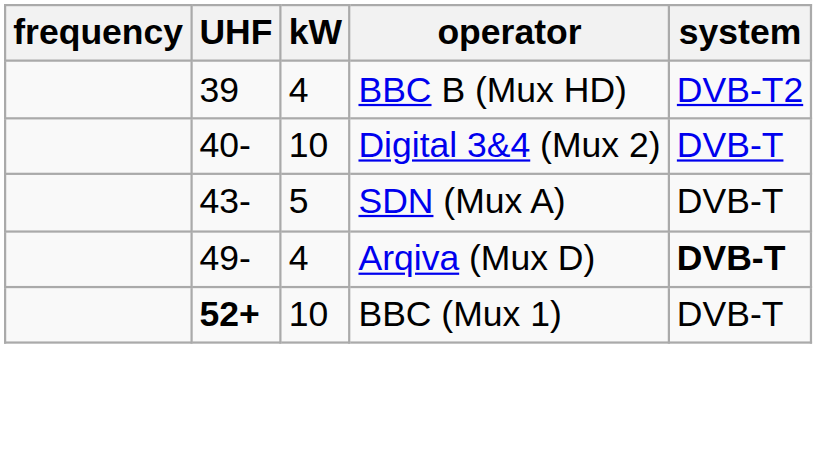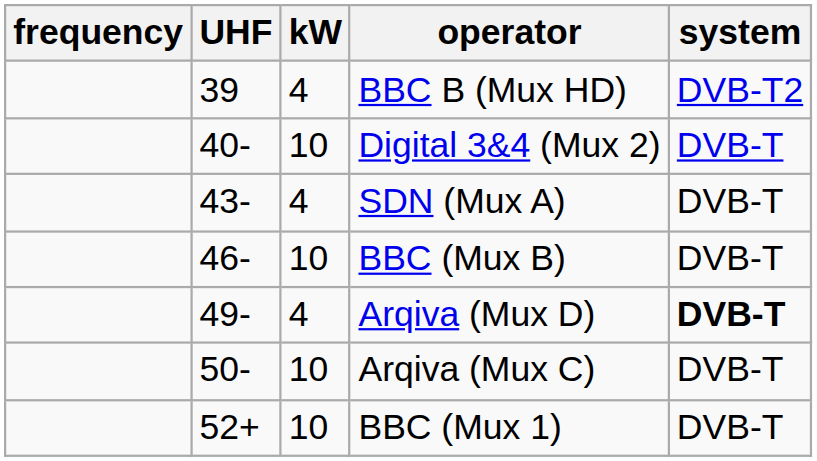(299, 201) 5 -> (299, 201) 4
+ row: (462, 257)
+ row: (477, 370)
(230, 314) bold -> (230, 426) normal
